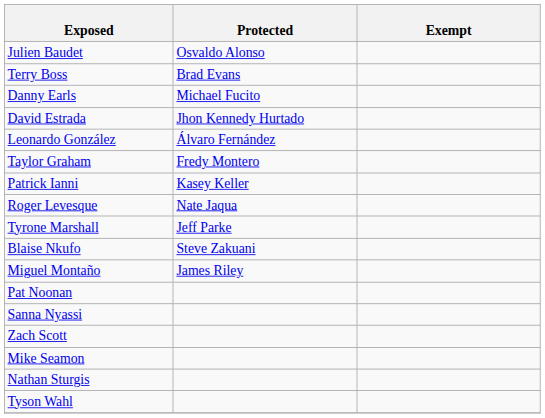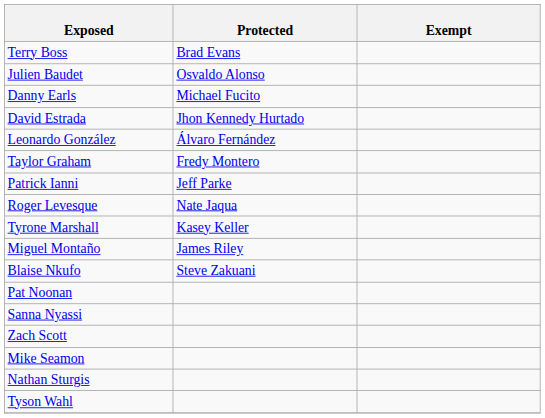rows swapped: (45, 52) <-> (38, 74)
(213, 183) Kasey Keller -> (204, 183) Jeff Parke
(204, 227) Jeff Parke -> (213, 227) Kasey Keller
rows swapped: (54, 270) <-> (44, 249)
